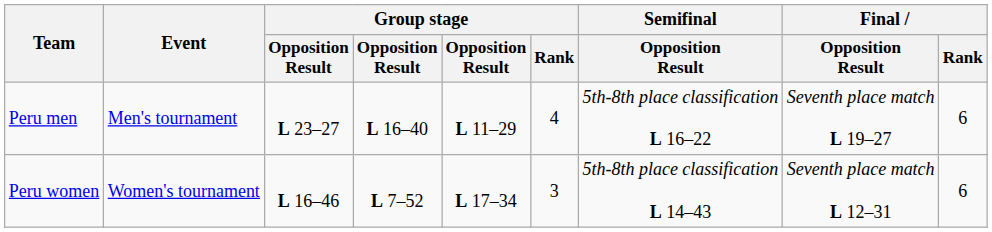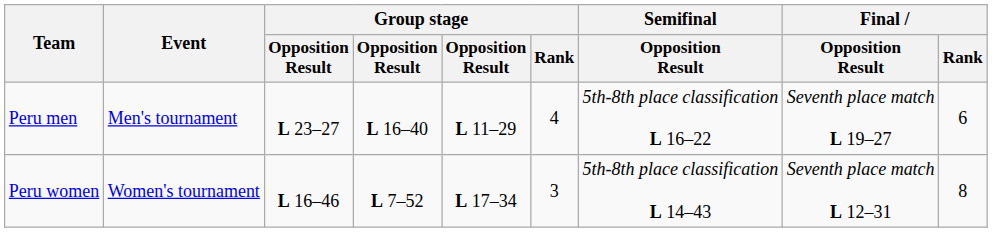(963, 190) 6 -> (963, 190) 8
